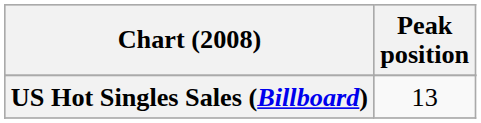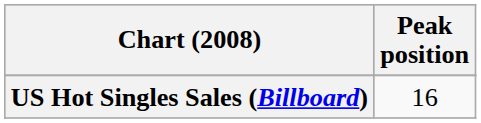(425, 96) 13 -> (425, 96) 16
